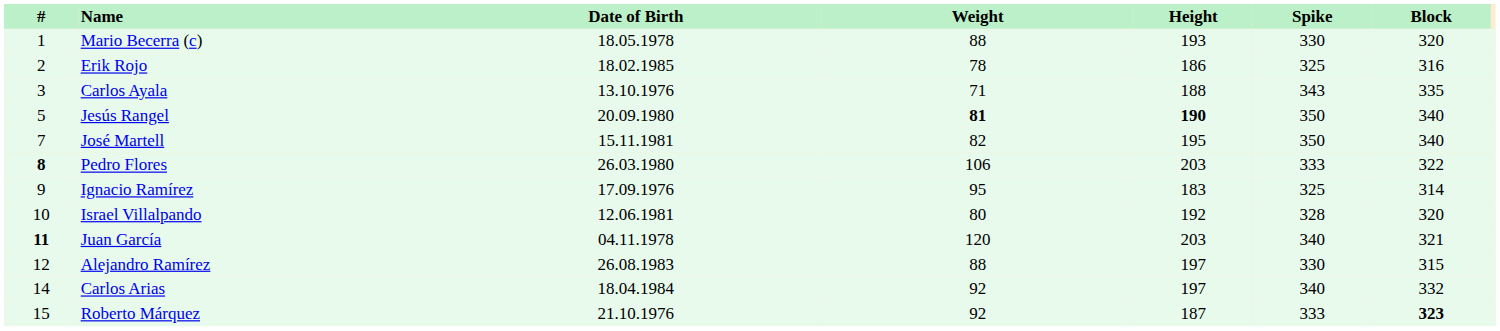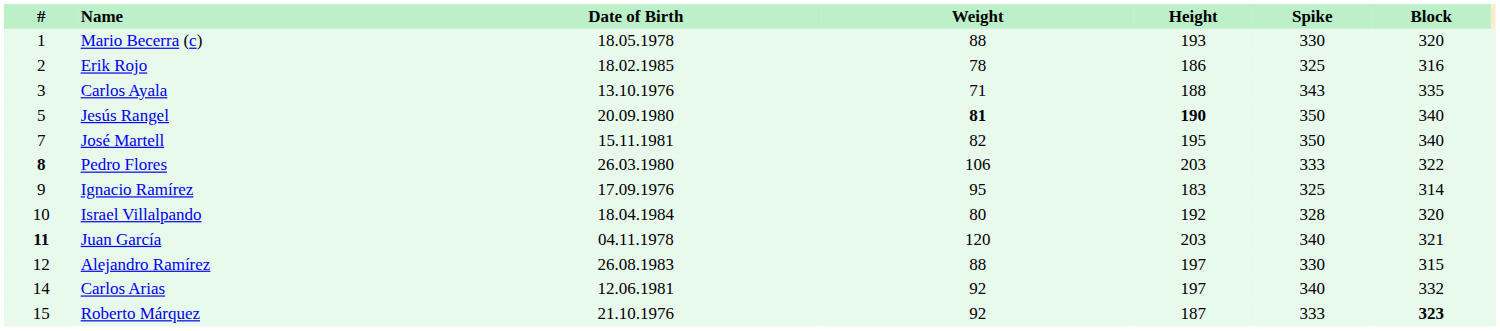(636, 214) 12.06.1981 -> (636, 214) 18.04.1984
(636, 288) 18.04.1984 -> (636, 288) 12.06.1981
